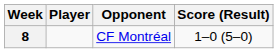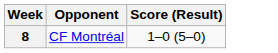- column: (70, 15)
